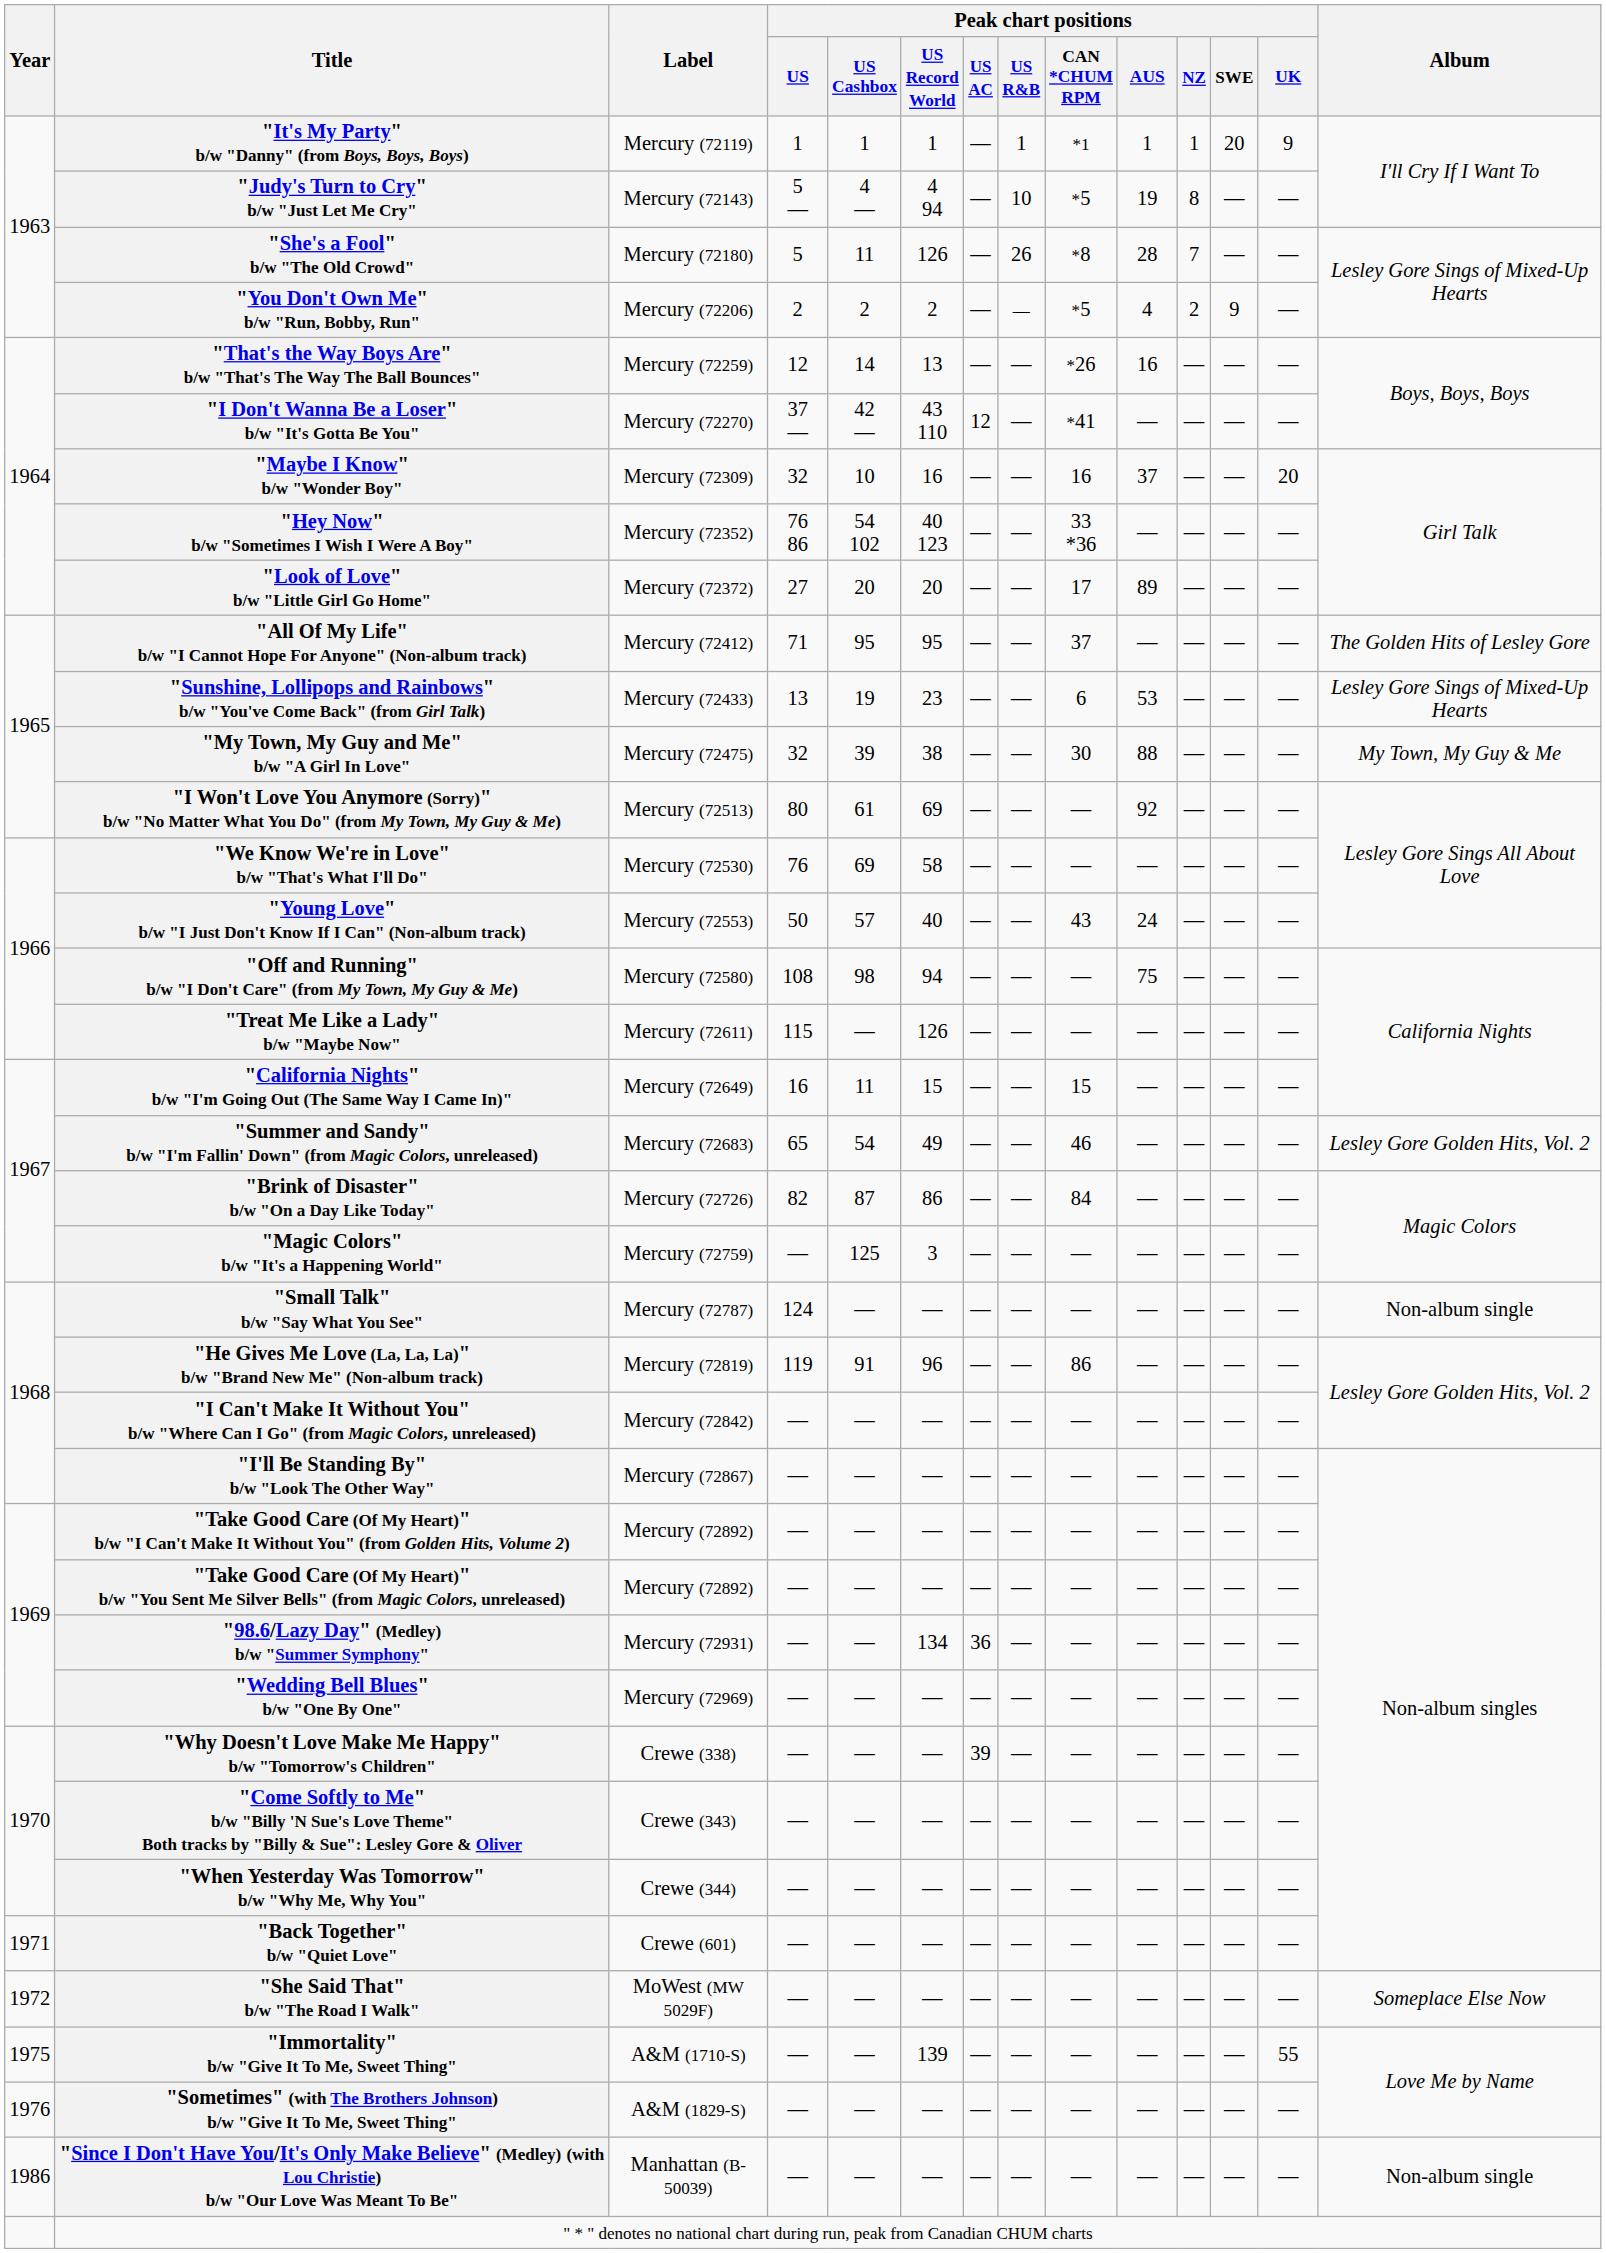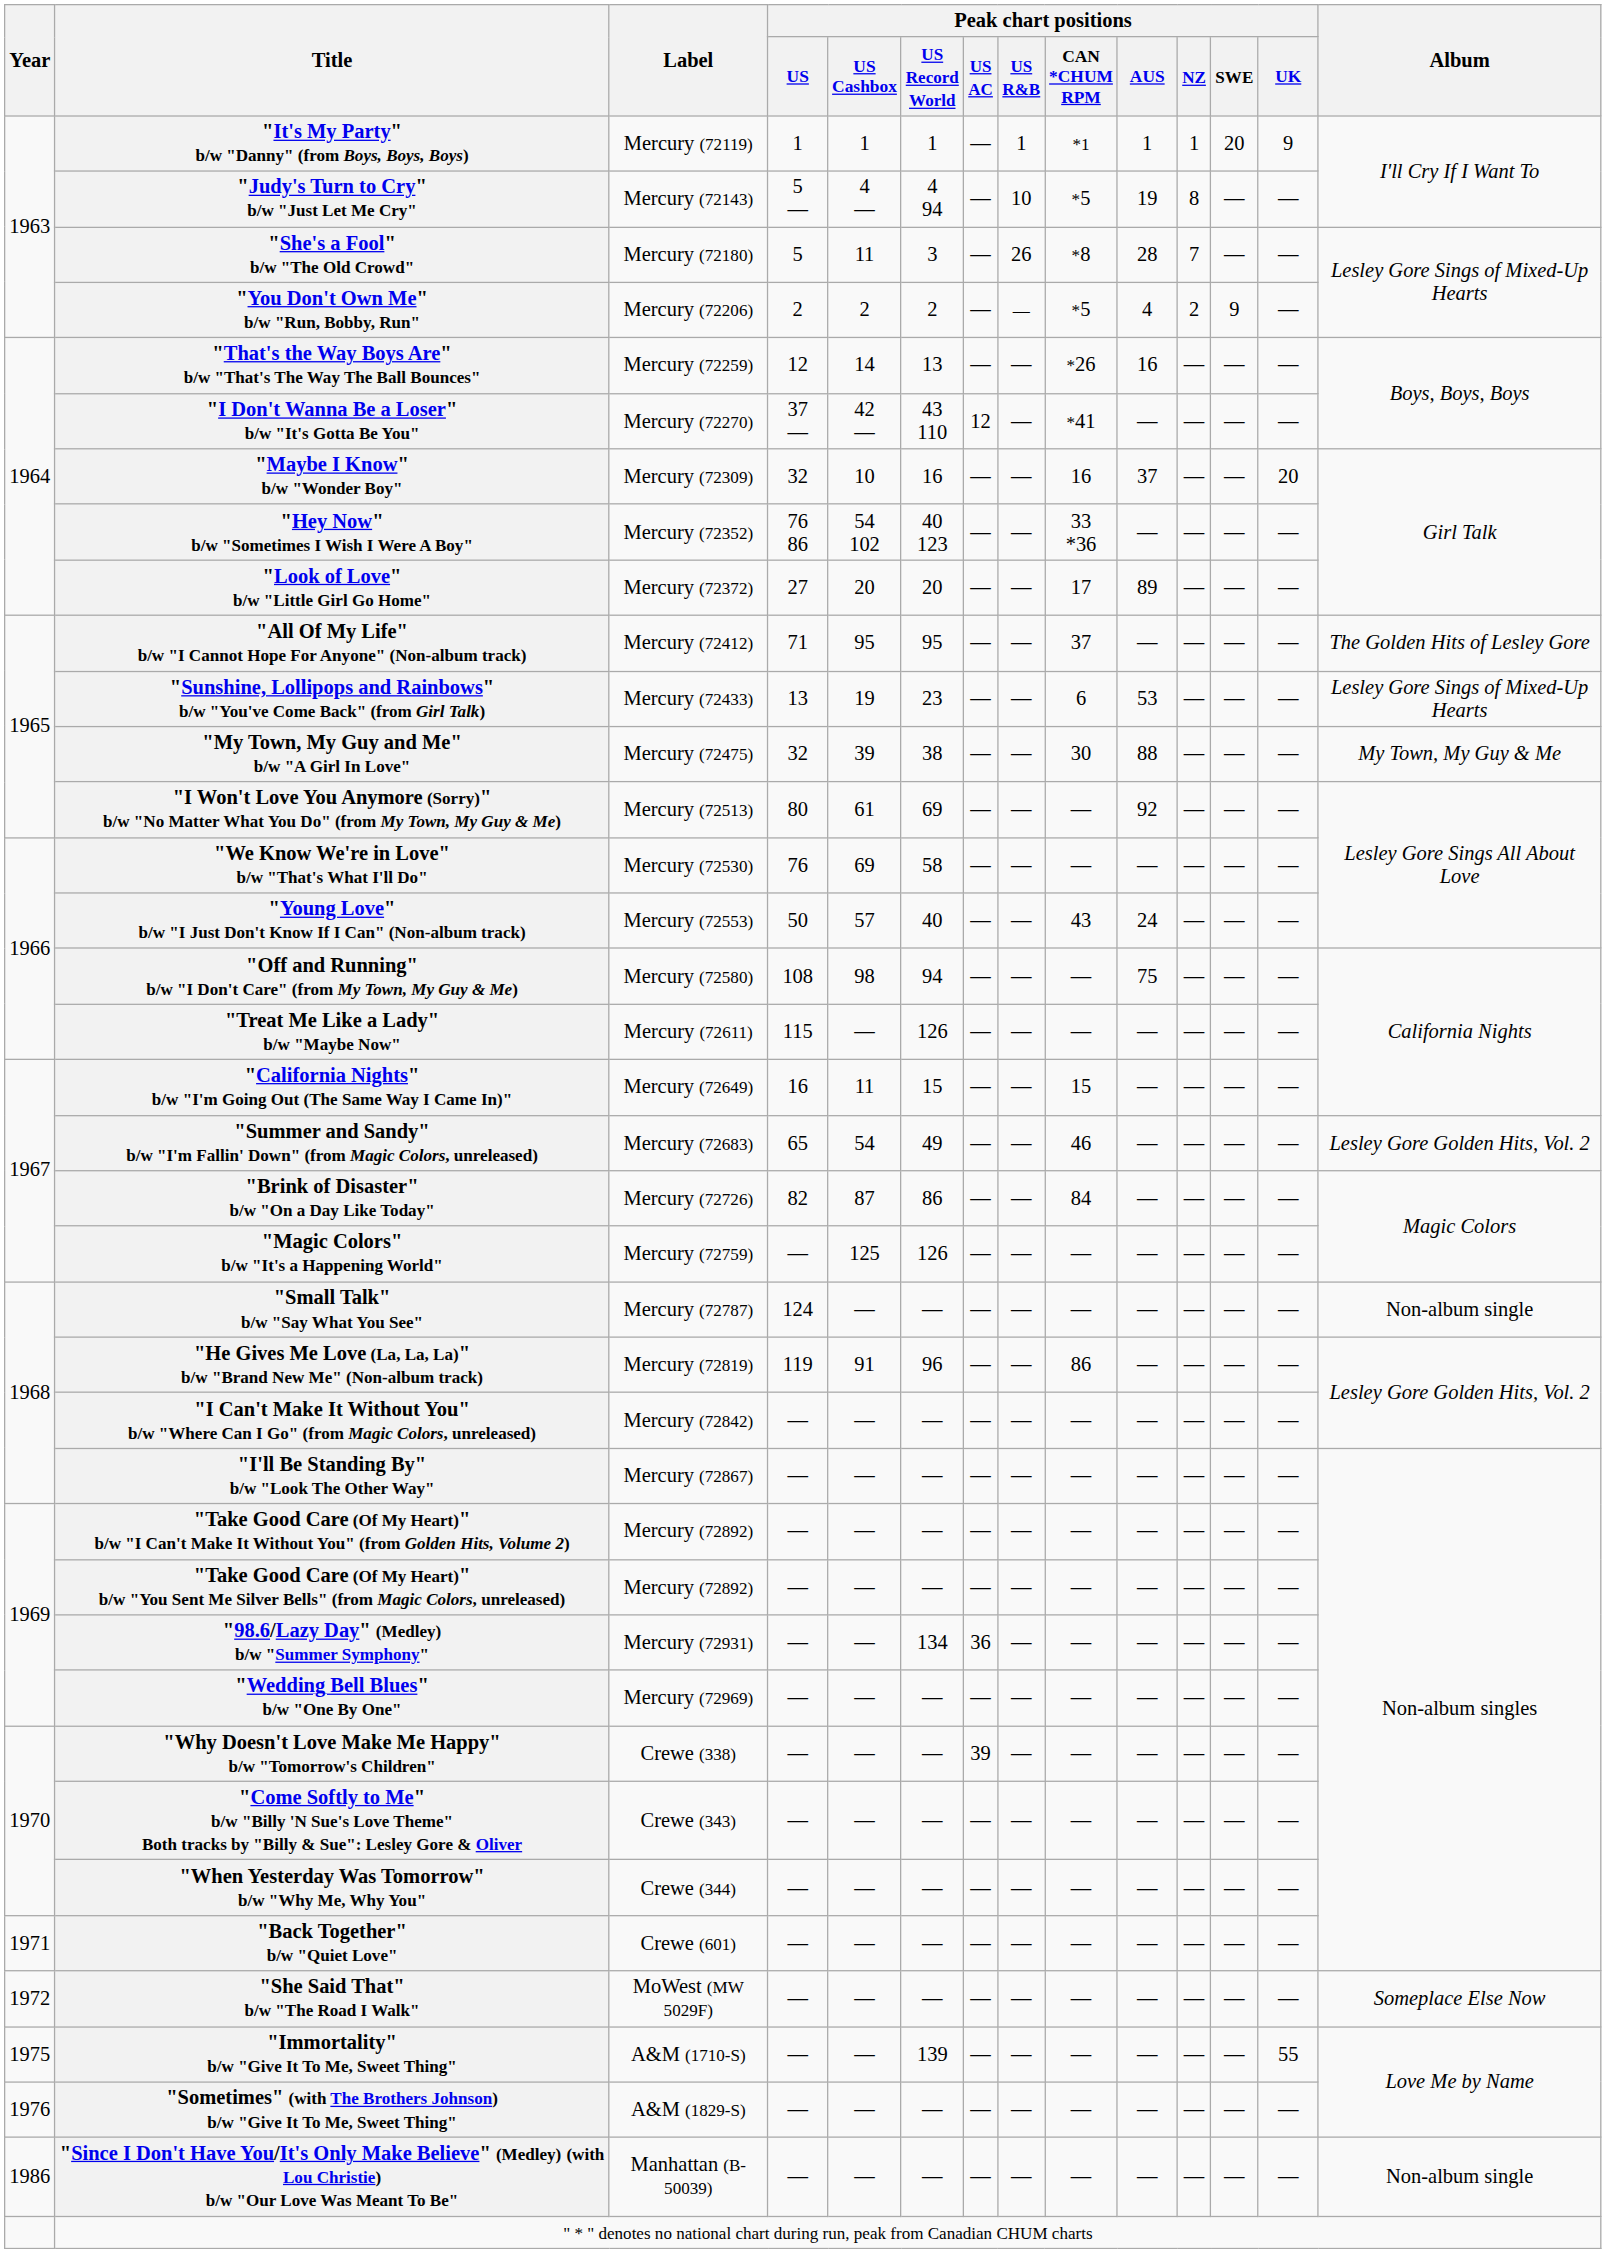(932, 254) 126 -> (932, 254) 3
(932, 1253) 3 -> (932, 1253) 126
